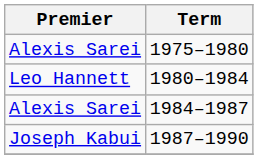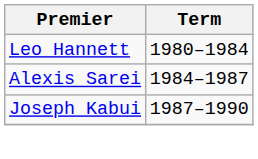- row: (199, 50)
